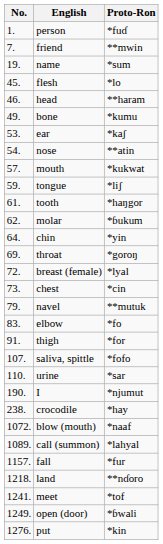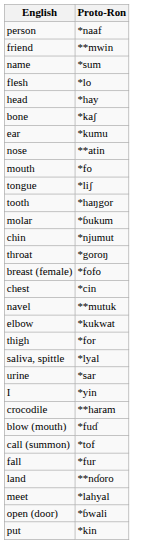- column: (19, 13)
(117, 30) *fuɗ -> (89, 30) *naaf
(126, 99) **haram -> (88, 99) *hay
(122, 116) *kumu -> (87, 116) *kaʃ
(117, 133) *kaʃ -> (93, 133) *kumu
(126, 168) *kukwat -> (85, 168) *fo
(117, 237) *yin -> (96, 237) *njumut
(118, 271) *lyal -> (89, 271) *fofo
(114, 323) *fo -> (96, 323) *kukwat
(119, 358) *fofo -> (88, 358) *lyal
(125, 392) *njumut -> (87, 392) *yin
(117, 409) *hay -> (96, 409) **haram
(119, 427) *naaf -> (87, 427) *fuɗ
(123, 444) *lahyal -> (86, 444) *tof
(116, 496) *tof -> (93, 496) *lahyal
